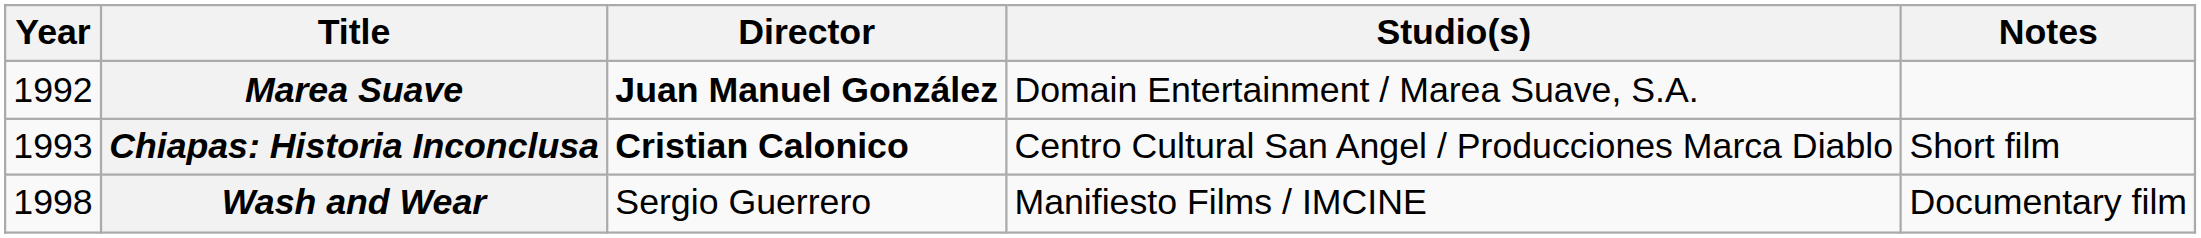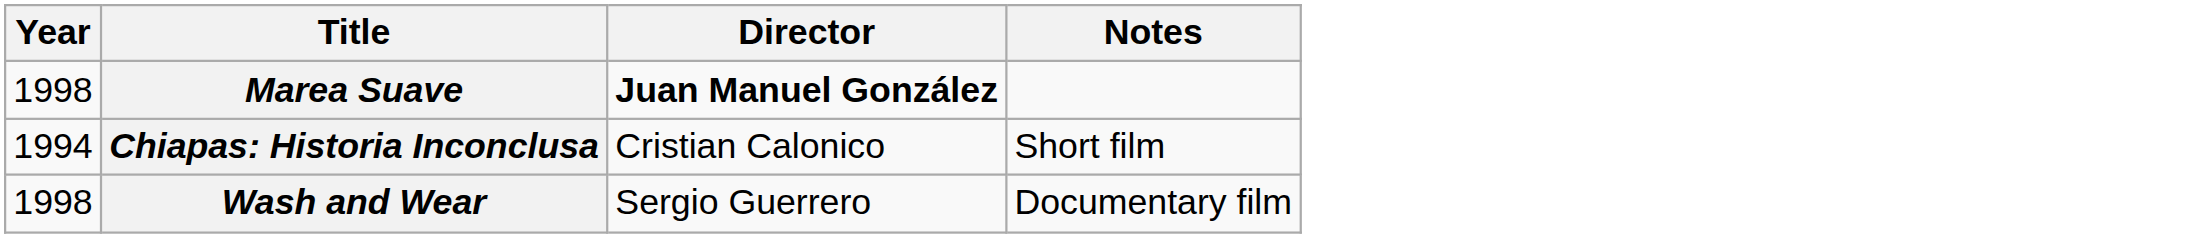- column: (1454, 32)
(53, 89) 1992 -> (53, 89) 1998
(53, 145) 1993 -> (53, 145) 1994
(762, 145) bold -> (750, 145) normal
